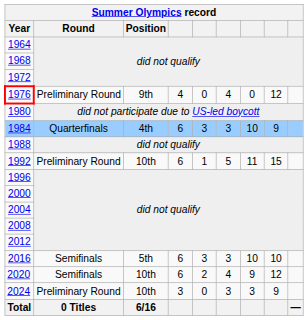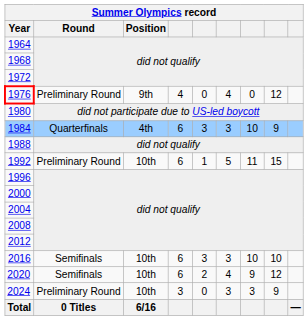(146, 258) 5th -> (146, 258) 10th
